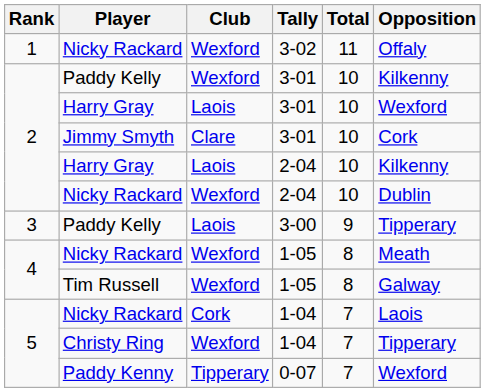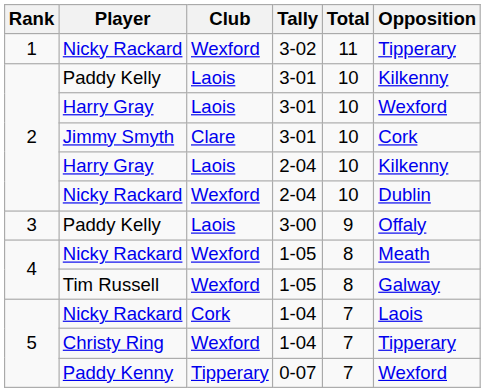(402, 48) Offaly -> (417, 48) Tipperary
(225, 78) Wexford -> (213, 78) Laois
(417, 225) Tipperary -> (402, 225) Offaly
